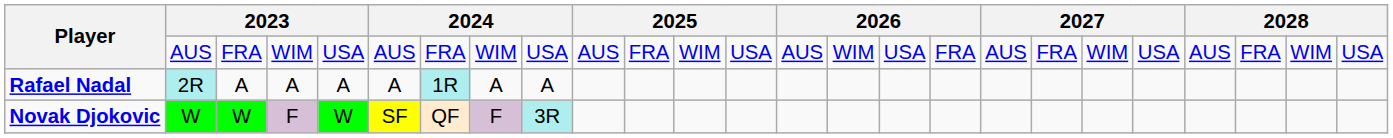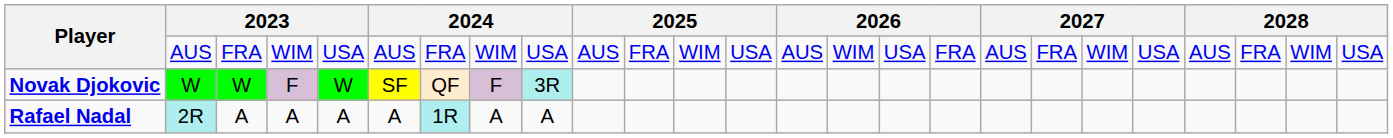rows swapped: (85, 116) <-> (70, 84)
